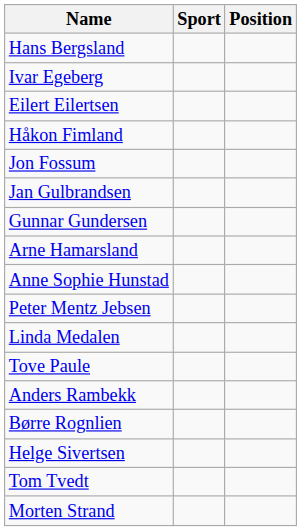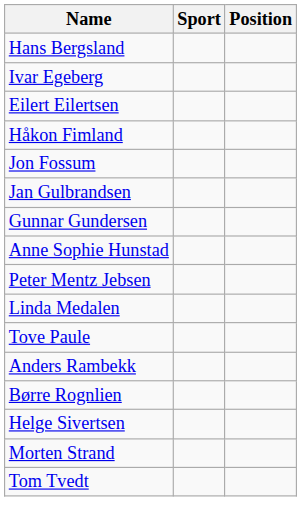- row: (73, 250)
rows swapped: (62, 510) <-> (49, 481)
